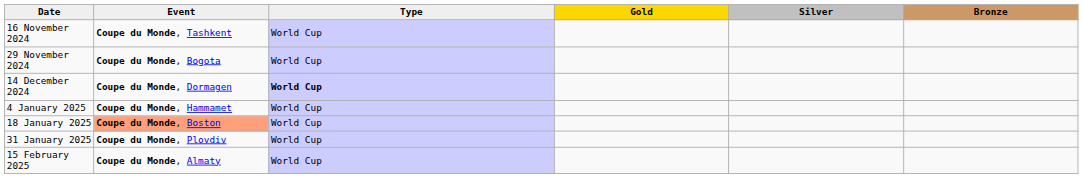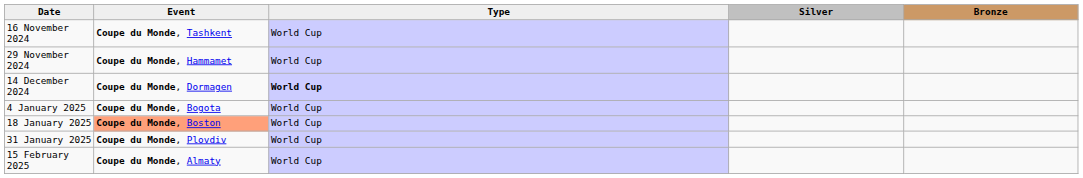- column: (641, 12)
(159, 60) Coupe du Monde, Bogota -> (164, 60) Coupe du Monde, Hammamet
(164, 108) Coupe du Monde, Hammamet -> (159, 108) Coupe du Monde, Bogota
